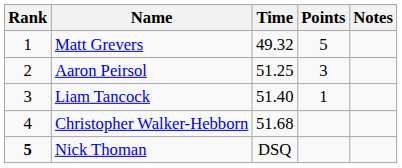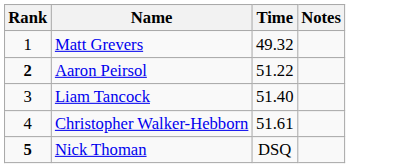- column: (323, 17)
(28, 70) normal -> (28, 70) bold
(275, 70) 51.25 -> (275, 70) 51.22
(275, 123) 51.68 -> (275, 123) 51.61
